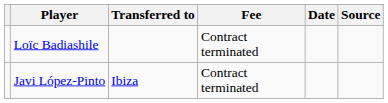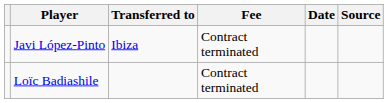rows swapped: (59, 80) <-> (56, 44)
